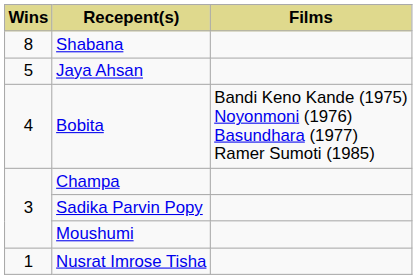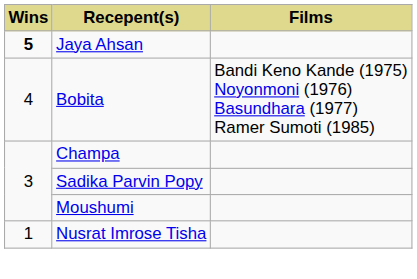- row: (90, 44)
(28, 71) normal -> (28, 44) bold
